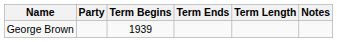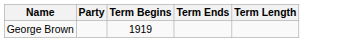- column: (316, 12)
(140, 29) 1939 -> (140, 29) 1919
